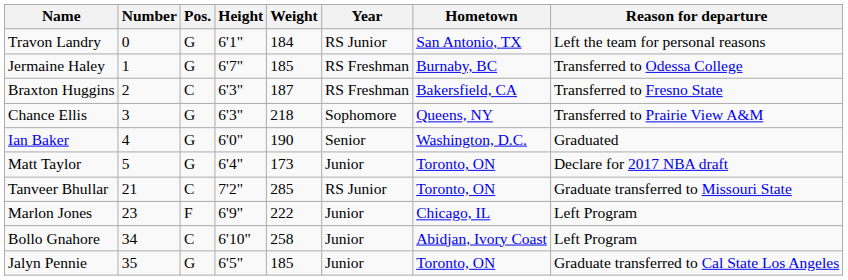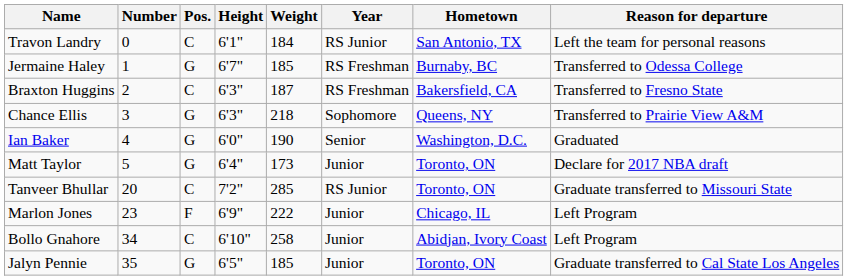(190, 41) G -> (189, 41) C
(129, 189) 21 -> (129, 189) 20
